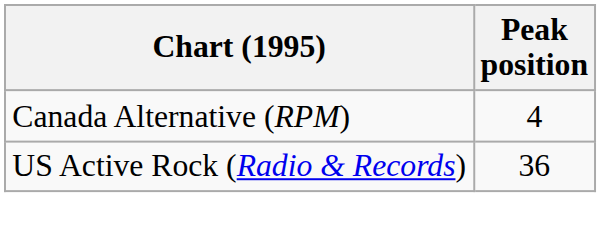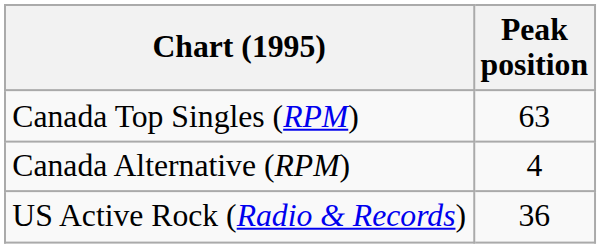+ row: (186, 115)
